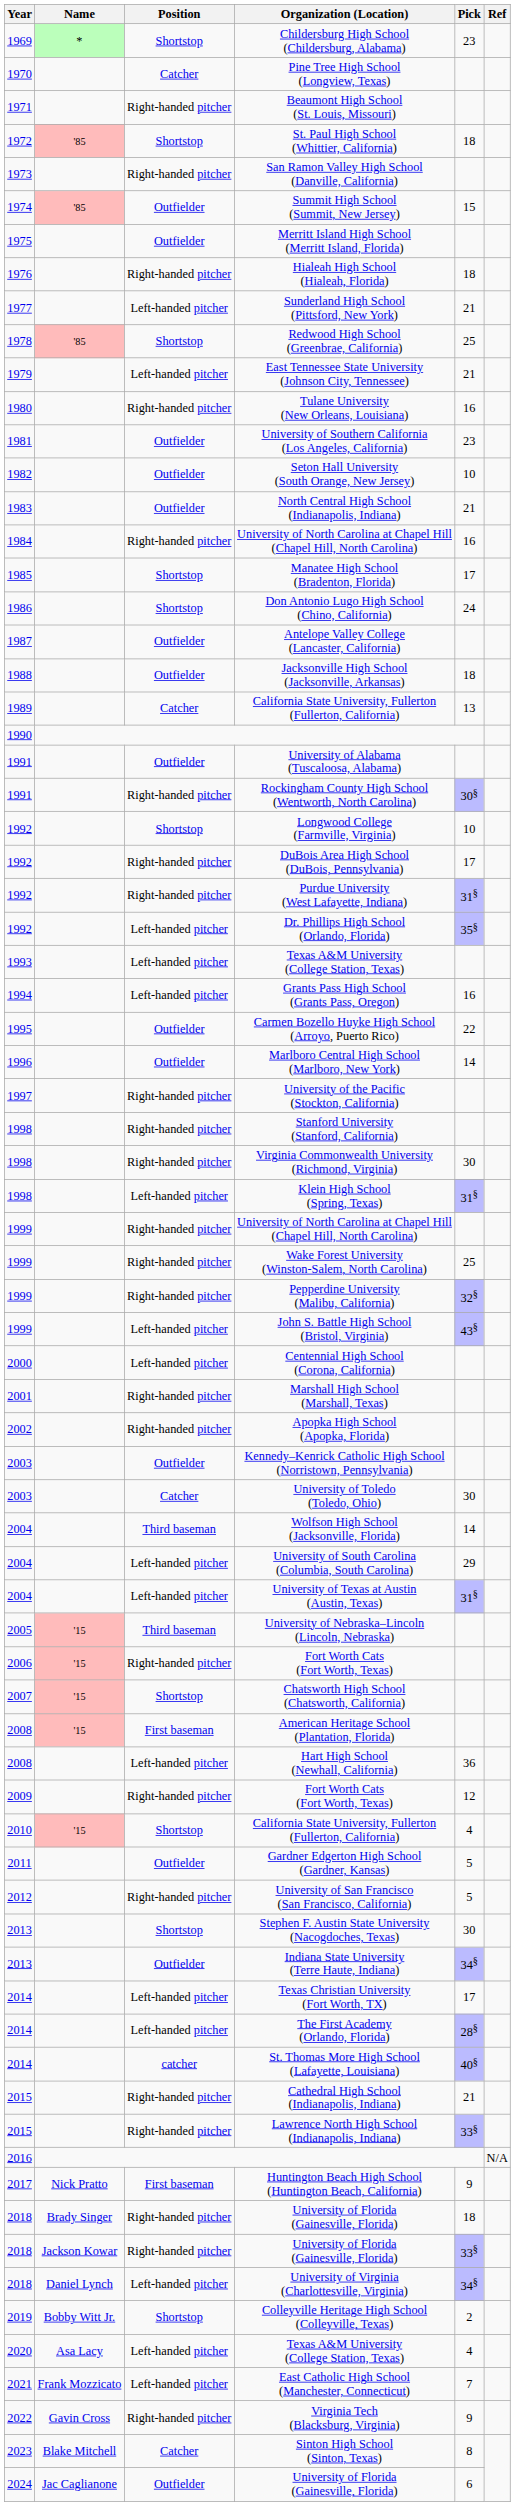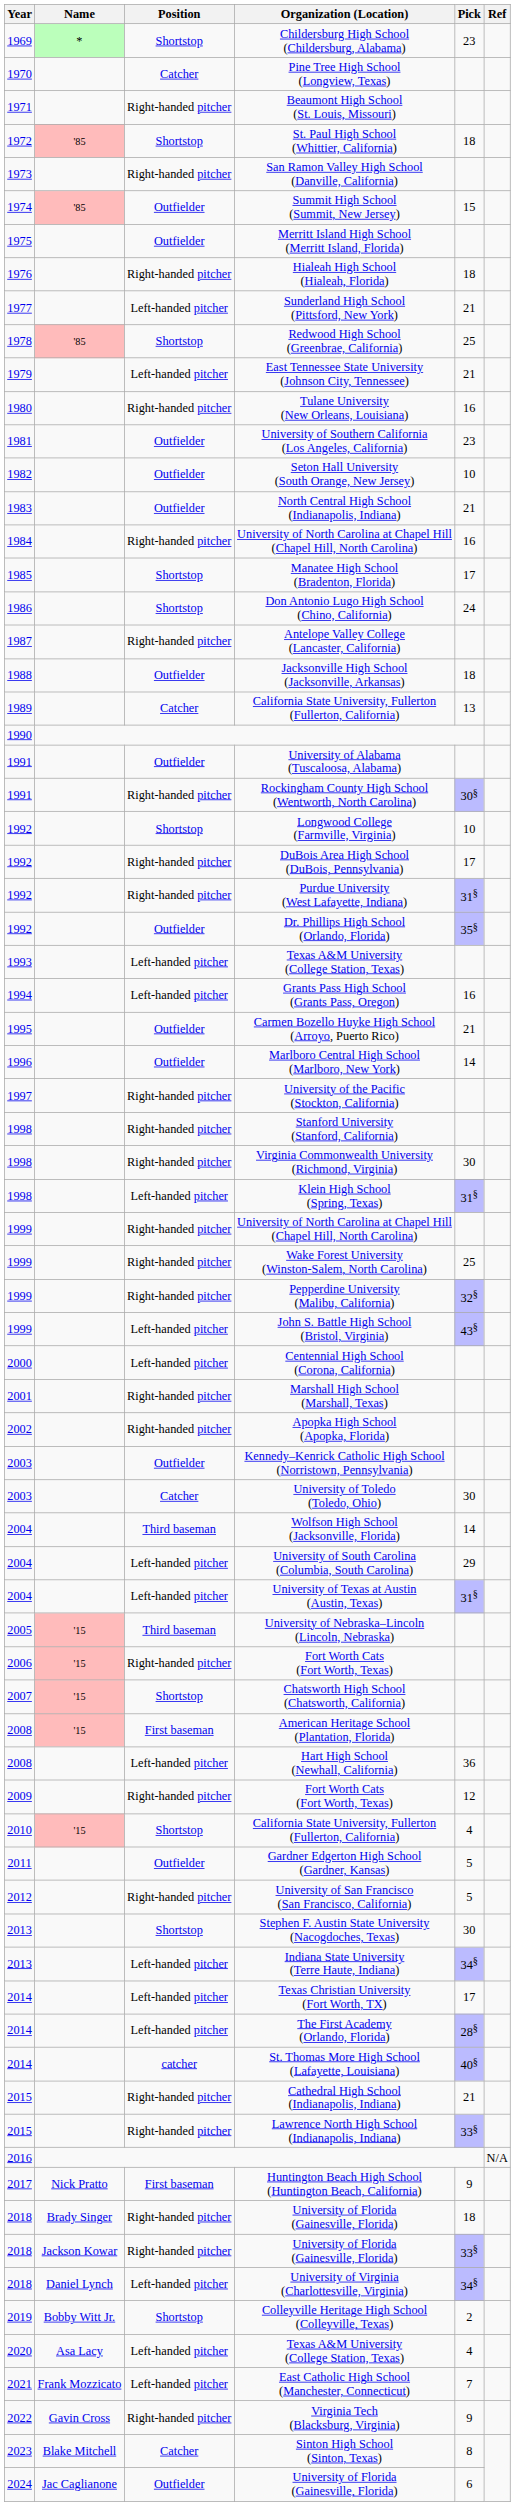(179, 641) Outfielder -> (179, 641) Right-handed pitcher
(179, 928) Left-handed pitcher -> (179, 928) Outfielder
(469, 1028) 22 -> (469, 1028) 21
(179, 1964) Outfielder -> (179, 1964) Left-handed pitcher
